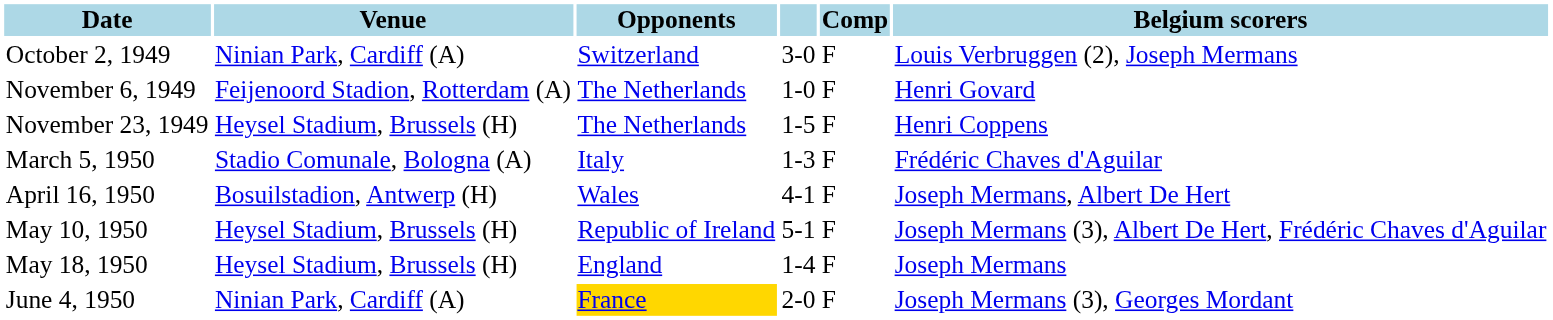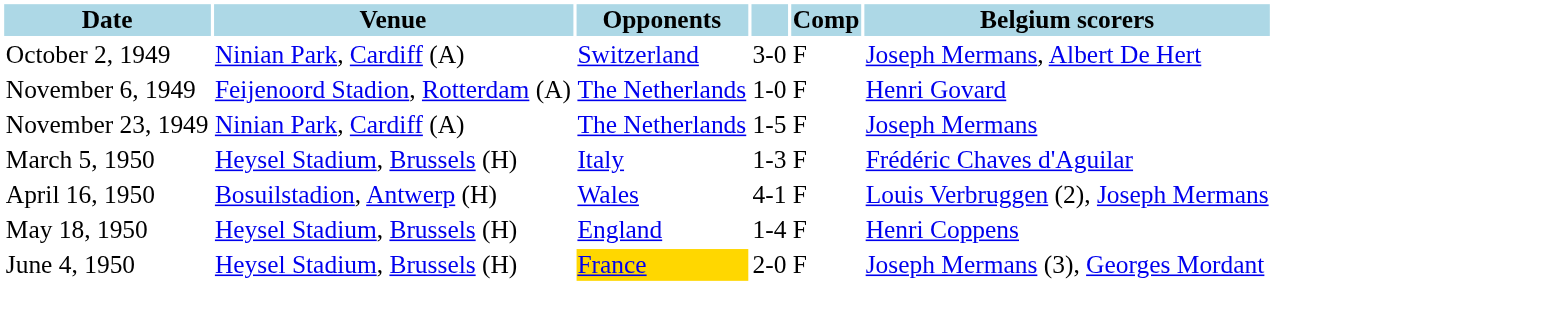(1096, 54) Louis Verbruggen (2), Joseph Mermans -> (1033, 54) Joseph Mermans, Albert De Hert
(366, 124) Heysel Stadium, Brussels (H) -> (340, 124) Ninian Park, Cardiff (A)
(971, 124) Henri Coppens -> (952, 124) Joseph Mermans
(373, 159) Stadio Comunale, Bologna (A) -> (366, 159) Heysel Stadium, Brussels (H)
(1062, 194) Joseph Mermans, Albert De Hert -> (1067, 194) Louis Verbruggen (2), Joseph Mermans
- row: (77, 229)
(980, 264) Joseph Mermans -> (942, 229) Henri Coppens
(340, 299) Ninian Park, Cardiff (A) -> (366, 264) Heysel Stadium, Brussels (H)
